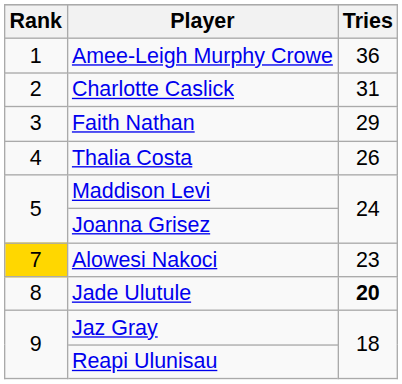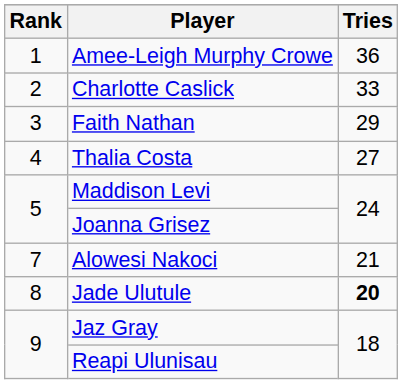(368, 89) 31 -> (368, 89) 33
(368, 157) 26 -> (368, 157) 27
(36, 259) gold background -> (36, 259) no background
(368, 259) 23 -> (368, 259) 21
